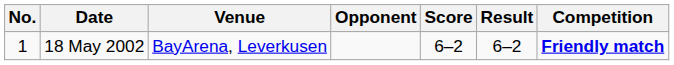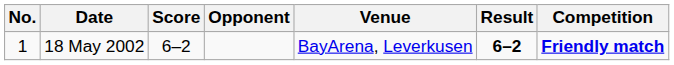columns swapped: (240, 18) <-> (449, 18)
(507, 45) normal -> (507, 45) bold
